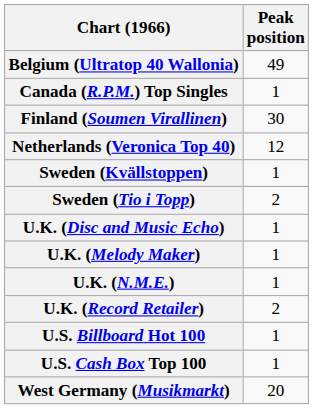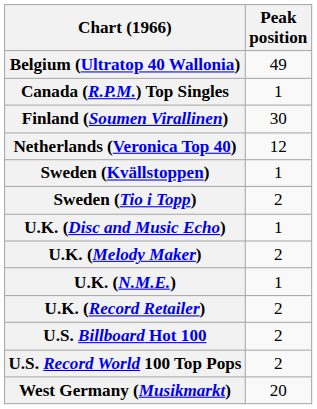(276, 254) 1 -> (278, 254) 2
(276, 335) 1 -> (278, 335) 2
- row: (124, 363)
+ row: (125, 363)
